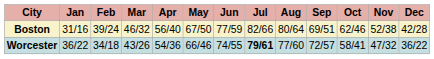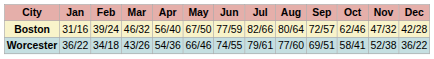(322, 29) 69/51 -> (322, 29) 72/57
(383, 29) 52/38 -> (383, 29) 47/32
(260, 45) bold -> (260, 45) normal
(322, 45) 72/57 -> (322, 45) 69/51
(383, 45) 47/32 -> (383, 45) 52/38
